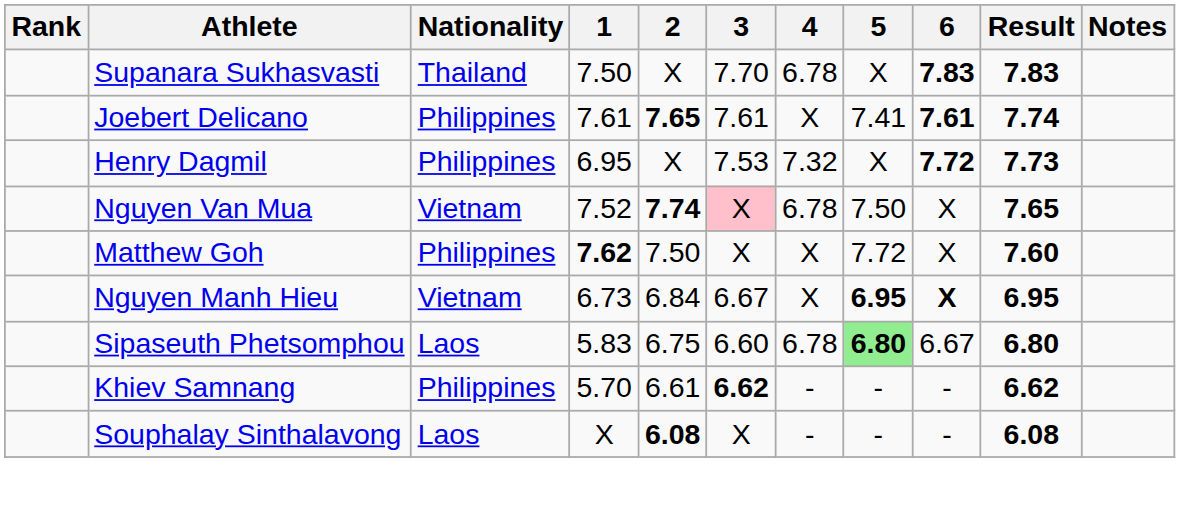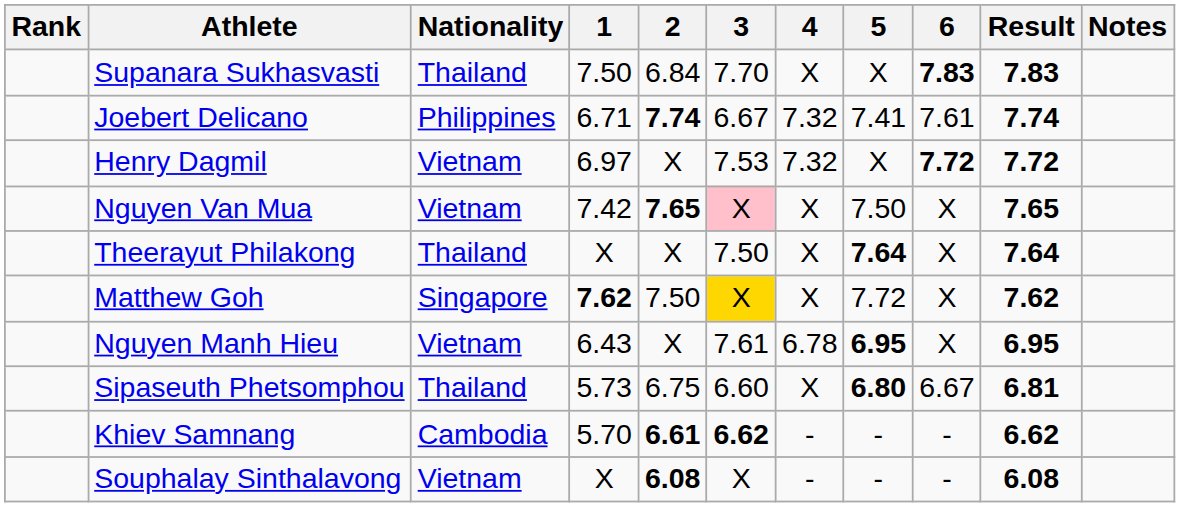(673, 72) X -> (673, 72) 6.84
(810, 72) 6.78 -> (810, 72) X
(604, 117) 7.61 -> (604, 117) 6.71
(673, 117) 7.65 -> (673, 117) 7.74
(741, 117) 7.61 -> (741, 117) 6.67
(810, 117) X -> (810, 117) 7.32
(947, 117) bold -> (947, 117) normal
(487, 162) Philippines -> (470, 162) Vietnam
(604, 162) 6.95 -> (604, 162) 6.97
(1031, 162) 7.73 -> (1031, 162) 7.72
(604, 207) 7.52 -> (604, 207) 7.42
(673, 207) 7.74 -> (673, 207) 7.65
(810, 207) 6.78 -> (810, 207) X
+ row: (225, 252)
(487, 252) Philippines -> (483, 298) Singapore
(741, 252) no background -> (741, 298) gold background
(1031, 252) 7.60 -> (1031, 298) 7.62
(604, 298) 6.73 -> (604, 343) 6.43
(673, 298) 6.84 -> (673, 343) X
(741, 298) 6.67 -> (741, 343) 7.61
(810, 298) X -> (810, 343) 6.78
(947, 298) bold -> (947, 343) normal
(449, 343) Laos -> (472, 388) Thailand
(604, 343) 5.83 -> (604, 388) 5.73
(810, 343) 6.78 -> (810, 388) X
(878, 343) lightgreen background -> (878, 388) no background
(1031, 343) 6.80 -> (1031, 388) 6.81
(487, 388) Philippines -> (483, 433) Cambodia
(673, 388) normal -> (673, 433) bold
(449, 433) Laos -> (470, 478) Vietnam
